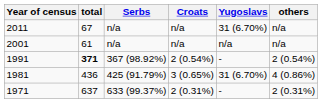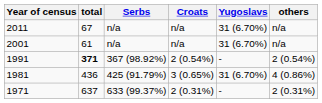(225, 43) n/a -> (243, 43) 31 (6.70%)
